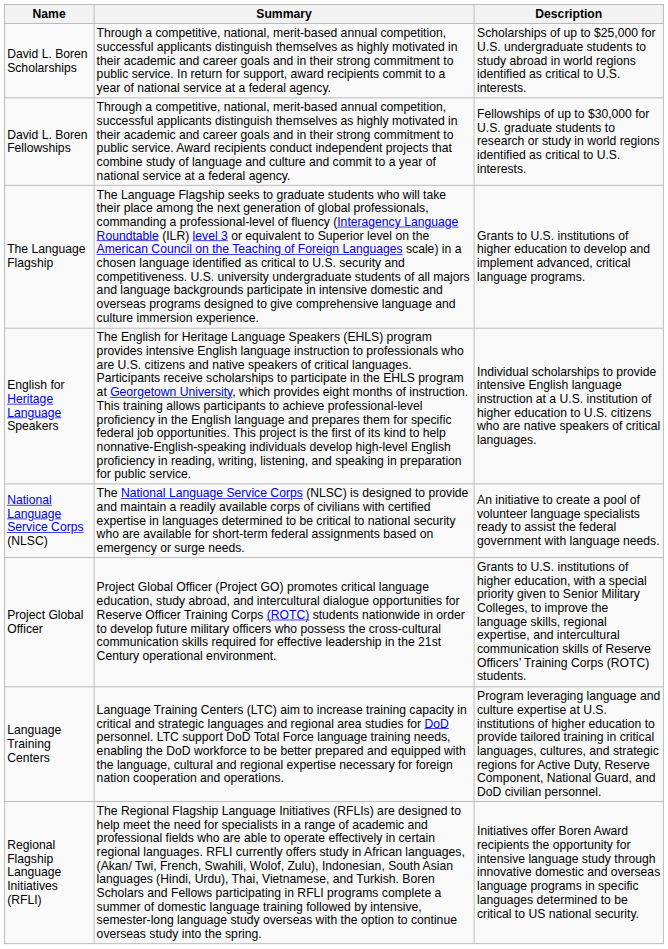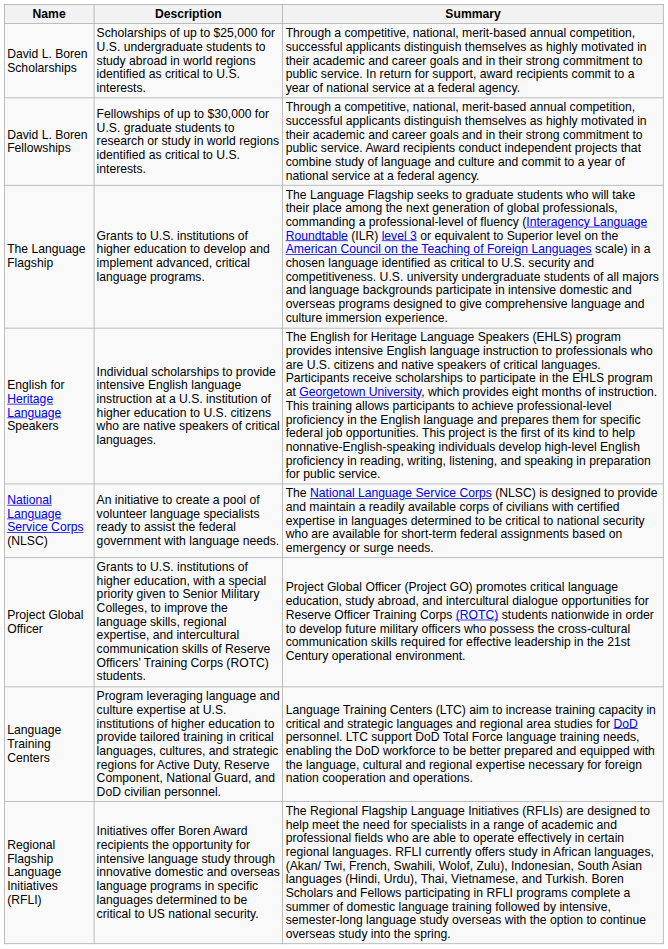columns swapped: (569, 14) <-> (284, 14)
